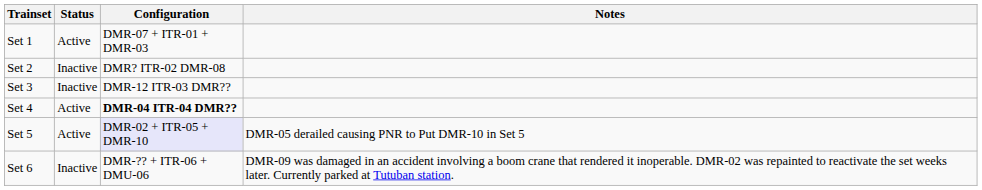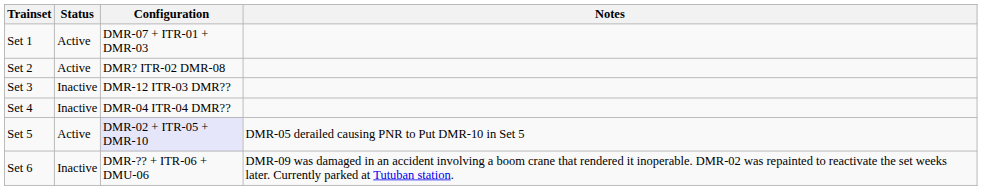(77, 68) Inactive -> (74, 68) Active
(74, 107) Active -> (77, 107) Inactive
(170, 107) bold -> (167, 107) normal
